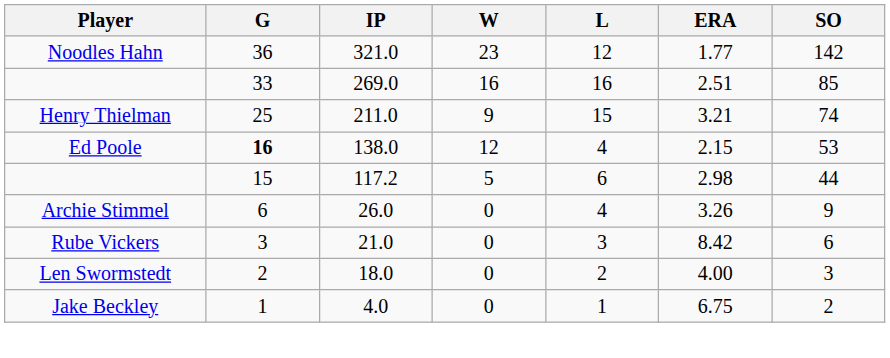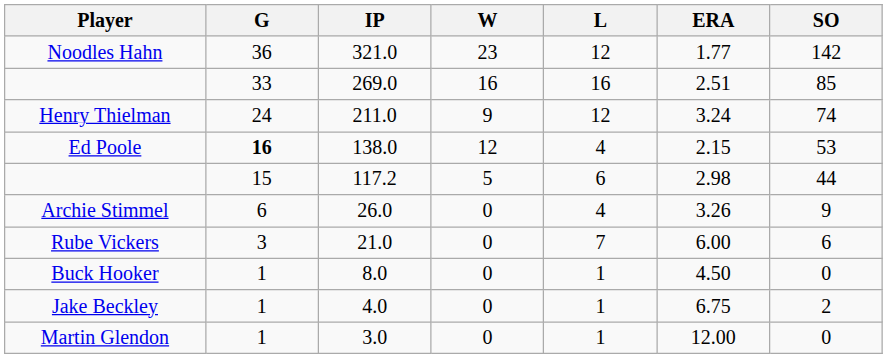(262, 115) 25 -> (262, 115) 24
(602, 115) 15 -> (600, 115) 12
(715, 115) 3.21 -> (713, 115) 3.24
(602, 242) 3 -> (600, 242) 7
(715, 242) 8.42 -> (713, 242) 6.00
- row: (105, 274)
+ row: (105, 274)
+ row: (105, 337)
